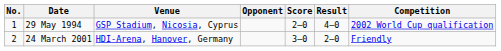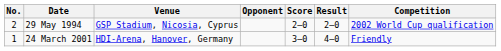(14, 25) 1 -> (14, 25) 2
(332, 25) 4–0 -> (332, 25) 2–0
(14, 39) 2 -> (14, 39) 1
(332, 39) 2–0 -> (332, 39) 4–0
